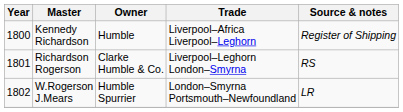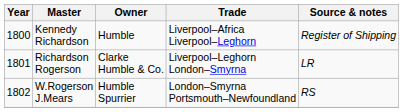(308, 64) RS -> (308, 64) LR
(308, 92) LR -> (308, 92) RS
